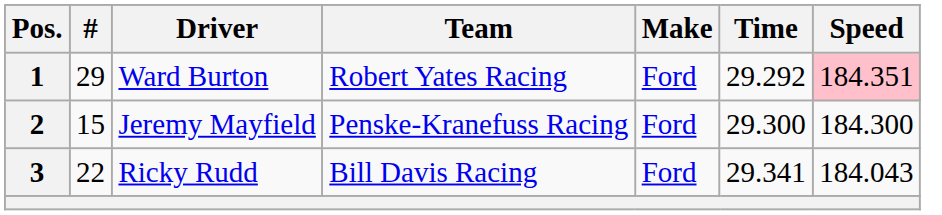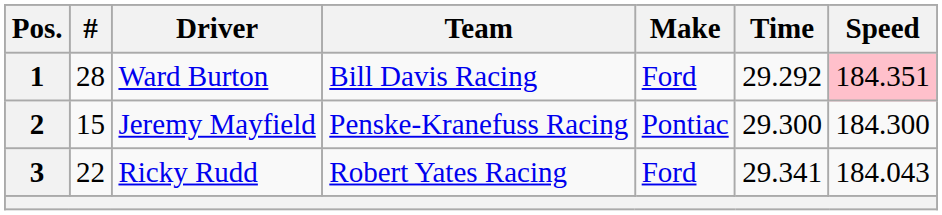(90, 76) 29 -> (90, 76) 28
(448, 76) Robert Yates Racing -> (433, 76) Bill Davis Racing
(669, 124) Ford -> (685, 124) Pontiac
(433, 172) Bill Davis Racing -> (448, 172) Robert Yates Racing
